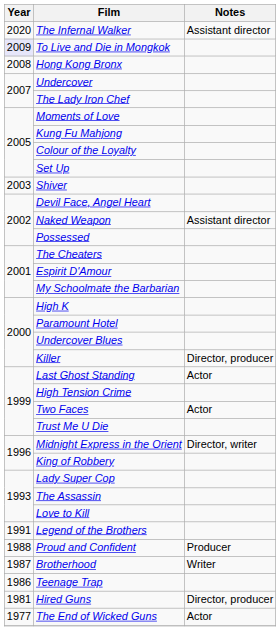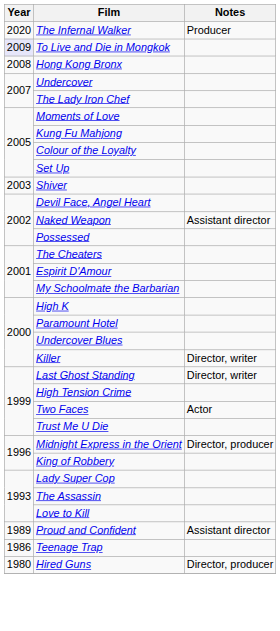(229, 30) Assistant director -> (209, 30) Producer
(230, 358) Director, producer -> (222, 358) Director, writer
(200, 375) Actor -> (222, 375) Director, writer
(222, 444) Director, writer -> (230, 444) Director, producer
- row: (91, 530)
(19, 548) 1988 -> (19, 530) 1989
(209, 548) Producer -> (229, 530) Assistant director
- row: (66, 565)
(19, 599) 1981 -> (19, 565) 1980
- row: (96, 617)
